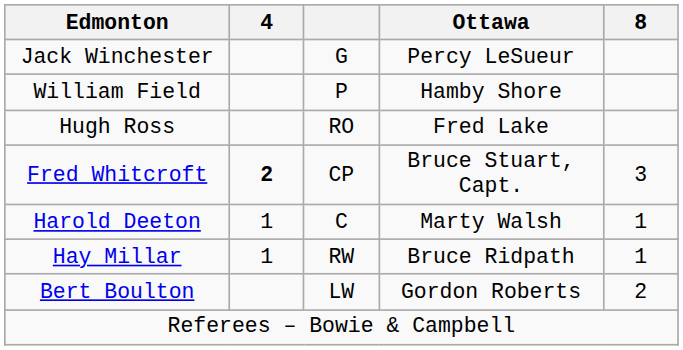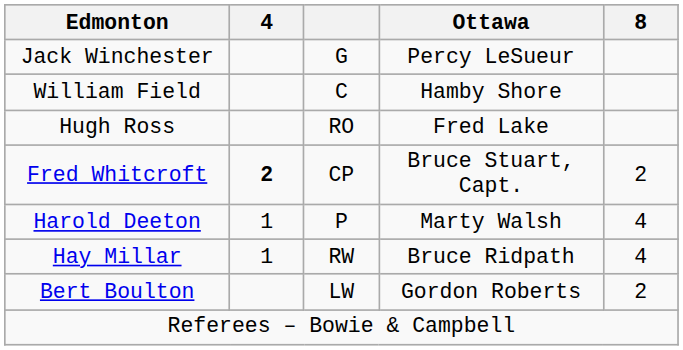(341, 92) P -> (341, 92) C
(641, 175) 3 -> (641, 175) 2
(341, 222) C -> (341, 222) P
(641, 222) 1 -> (641, 222) 4
(641, 257) 1 -> (641, 257) 4
